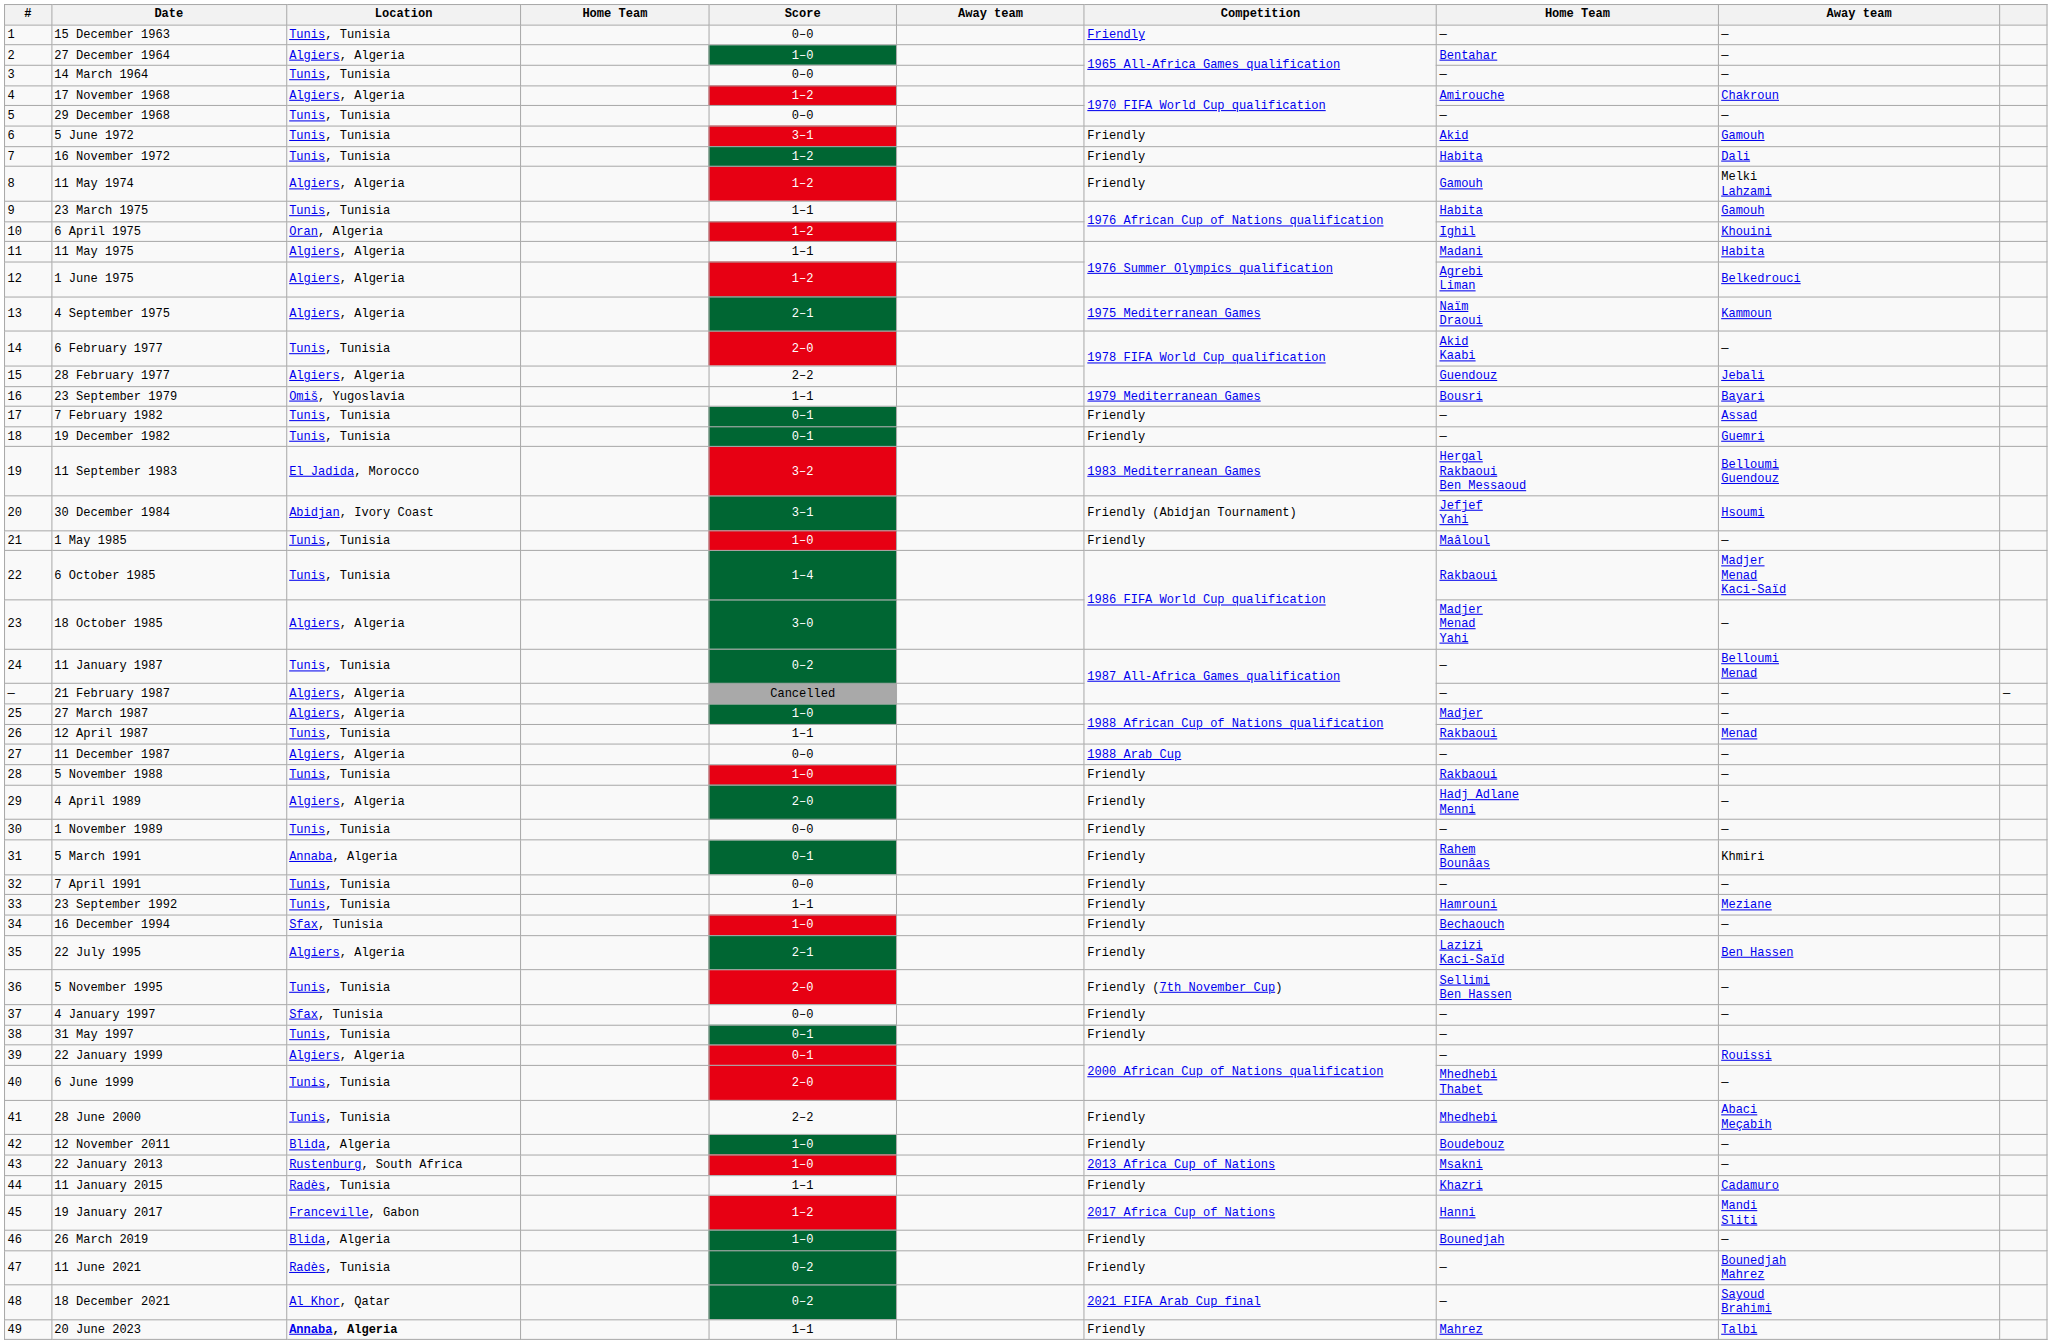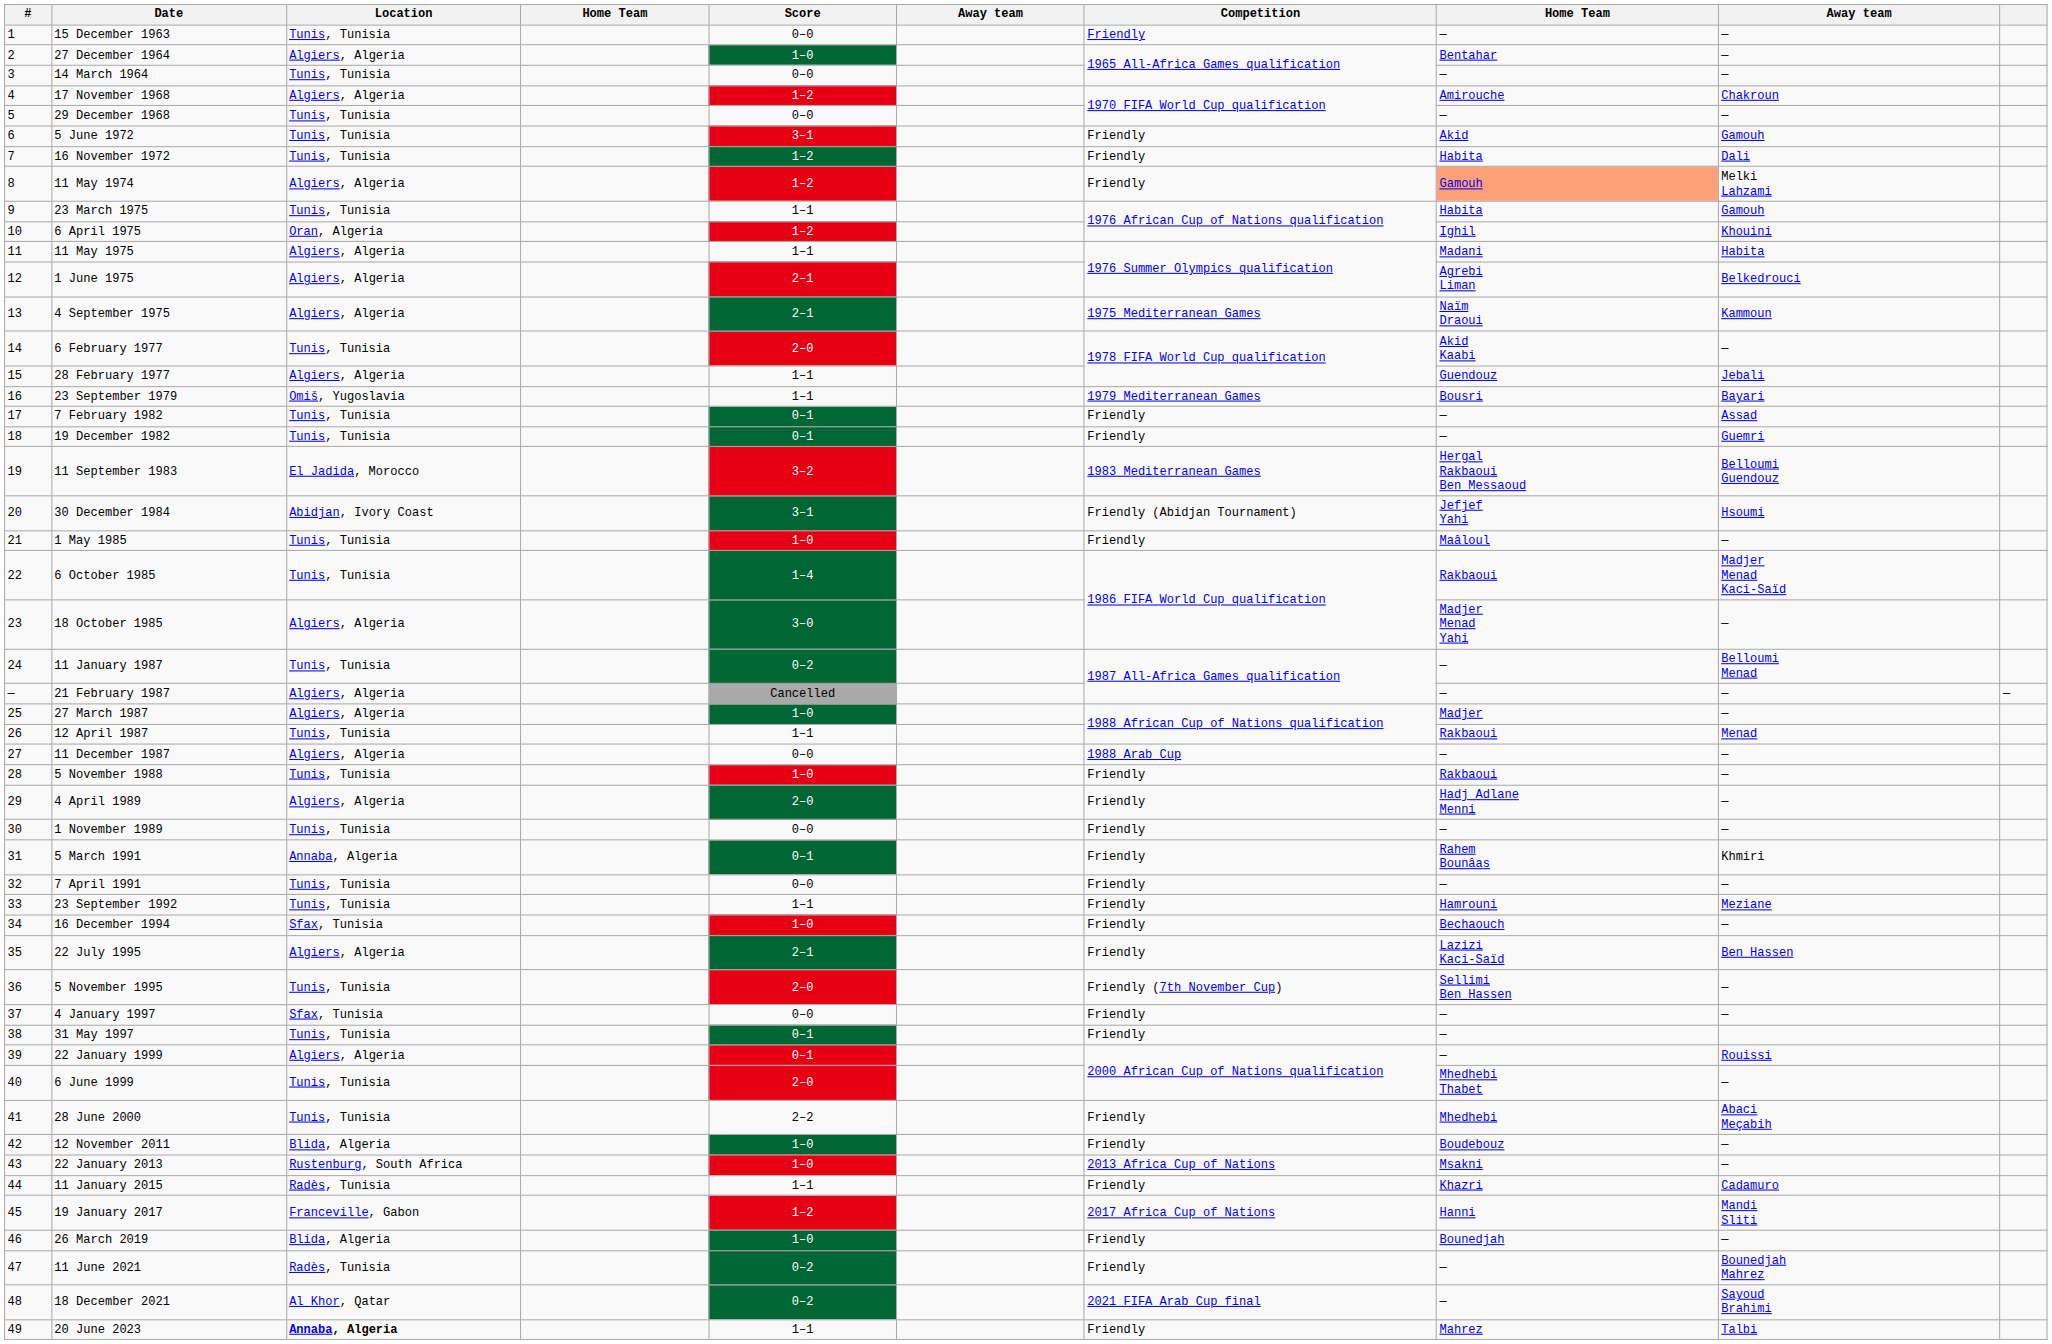(1461, 184) no background -> (1461, 184) lightsalmon background
(803, 279) 1–2 -> (803, 279) 2–1
(803, 376) 2–2 -> (803, 376) 1–1
